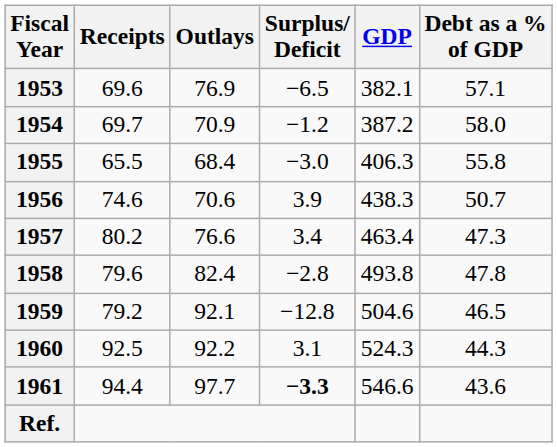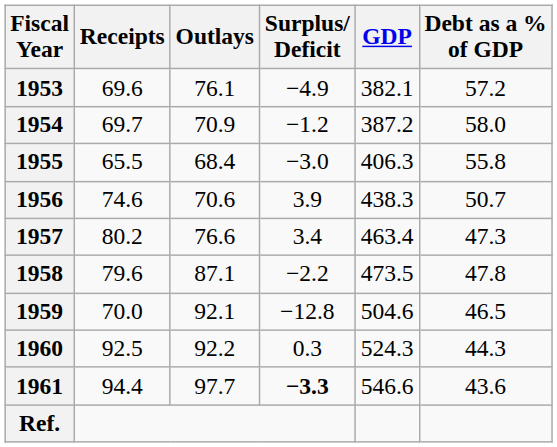(215, 87) 76.9 -> (215, 87) 76.1
(307, 87) −6.5 -> (307, 87) −4.9
(486, 87) 57.1 -> (486, 87) 57.2
(215, 273) 82.4 -> (215, 273) 87.1
(307, 273) −2.8 -> (307, 273) −2.2
(387, 273) 493.8 -> (387, 273) 473.5
(122, 311) 79.2 -> (122, 311) 70.0
(307, 348) 3.1 -> (307, 348) 0.3
